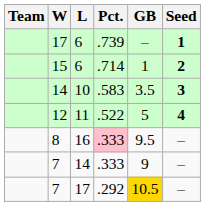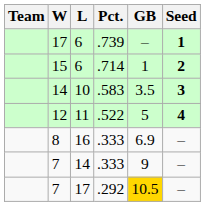(111, 139) pink background -> (111, 139) no background
(145, 139) 9.5 -> (145, 139) 6.9
